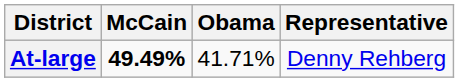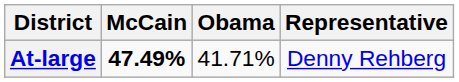(147, 58) 49.49% -> (147, 58) 47.49%
